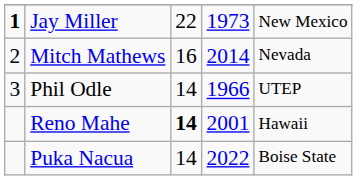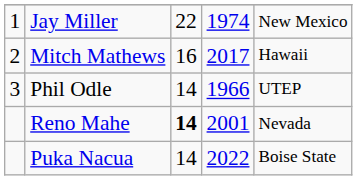(15, 21) bold -> (15, 21) normal
(228, 21) 1973 -> (228, 21) 1974
(228, 55) 2014 -> (228, 55) 2017
(285, 55) Nevada -> (283, 55) Hawaii
(283, 123) Hawaii -> (285, 123) Nevada
